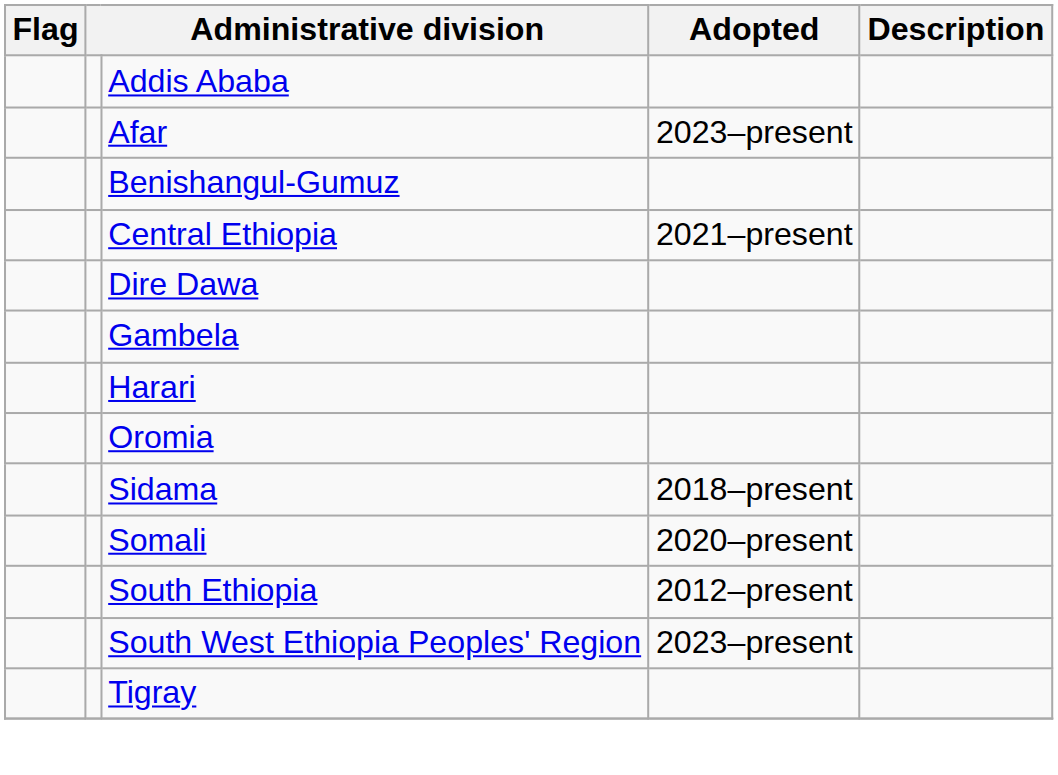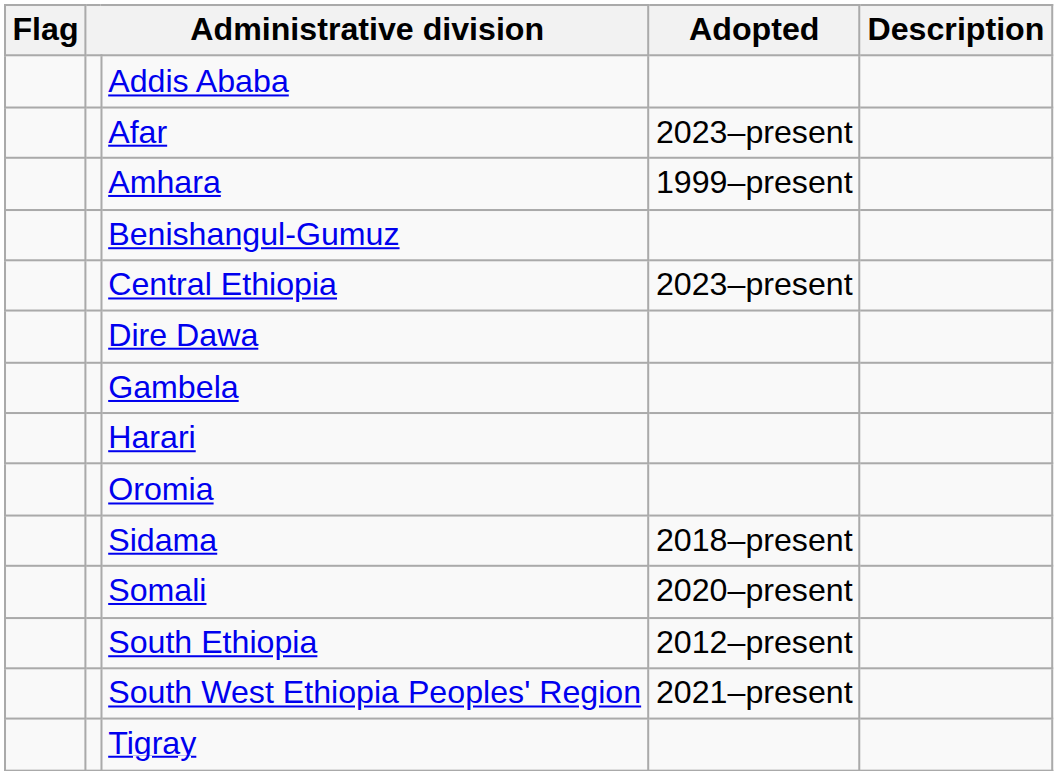+ row: (164, 183)
(754, 234) 2021–present -> (754, 285) 2023–present
(754, 642) 2023–present -> (754, 693) 2021–present
